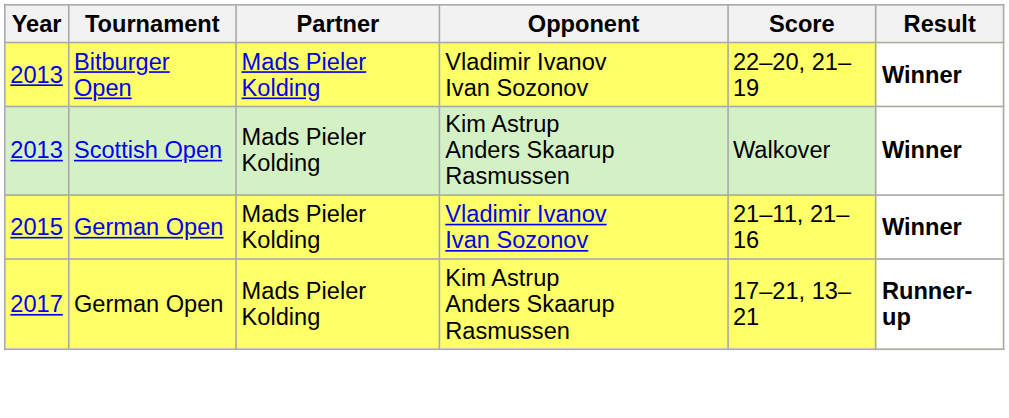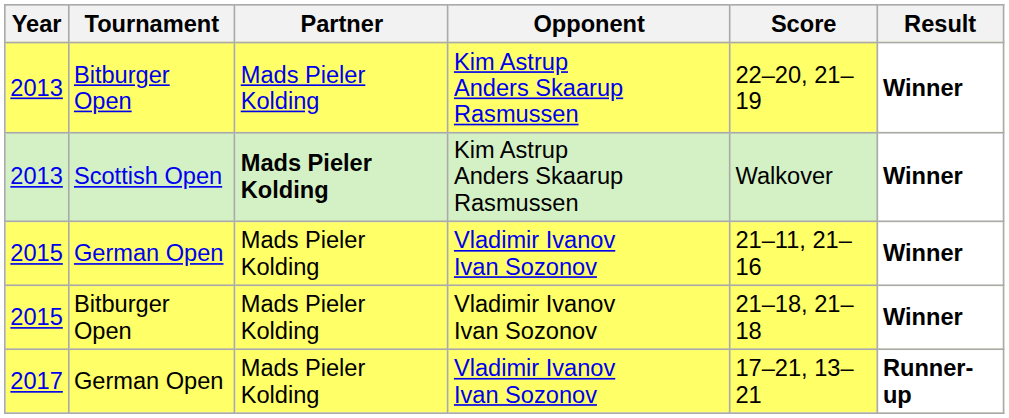(526, 74) Vladimir Ivanov Ivan Sozonov -> (539, 87) Kim Astrup Anders Skaarup Rasmussen
(304, 151) normal -> (306, 177) bold
+ row: (37, 317)
(530, 304) Kim Astrup Anders Skaarup Rasmussen -> (535, 381) Vladimir Ivanov Ivan Sozonov
